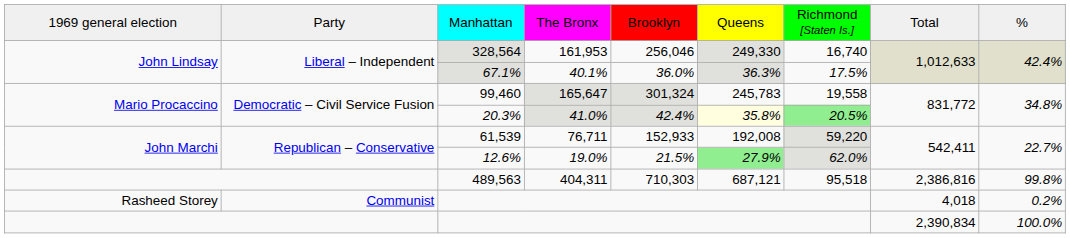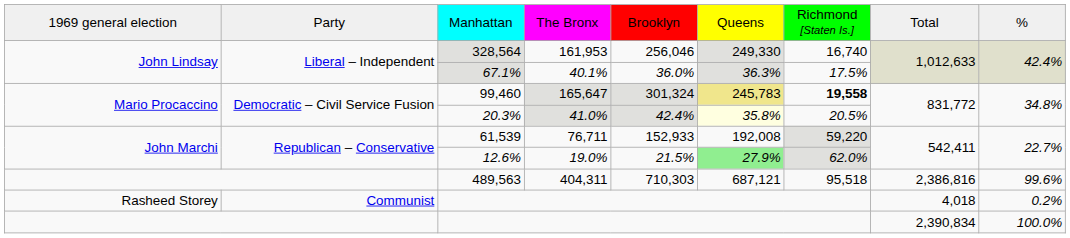(756, 94) no background -> (756, 94) khaki background
(847, 94) normal -> (847, 94) bold
(848, 115) lightgreen background -> (848, 115) no background
(1043, 179) 99.8% -> (1043, 179) 99.6%
